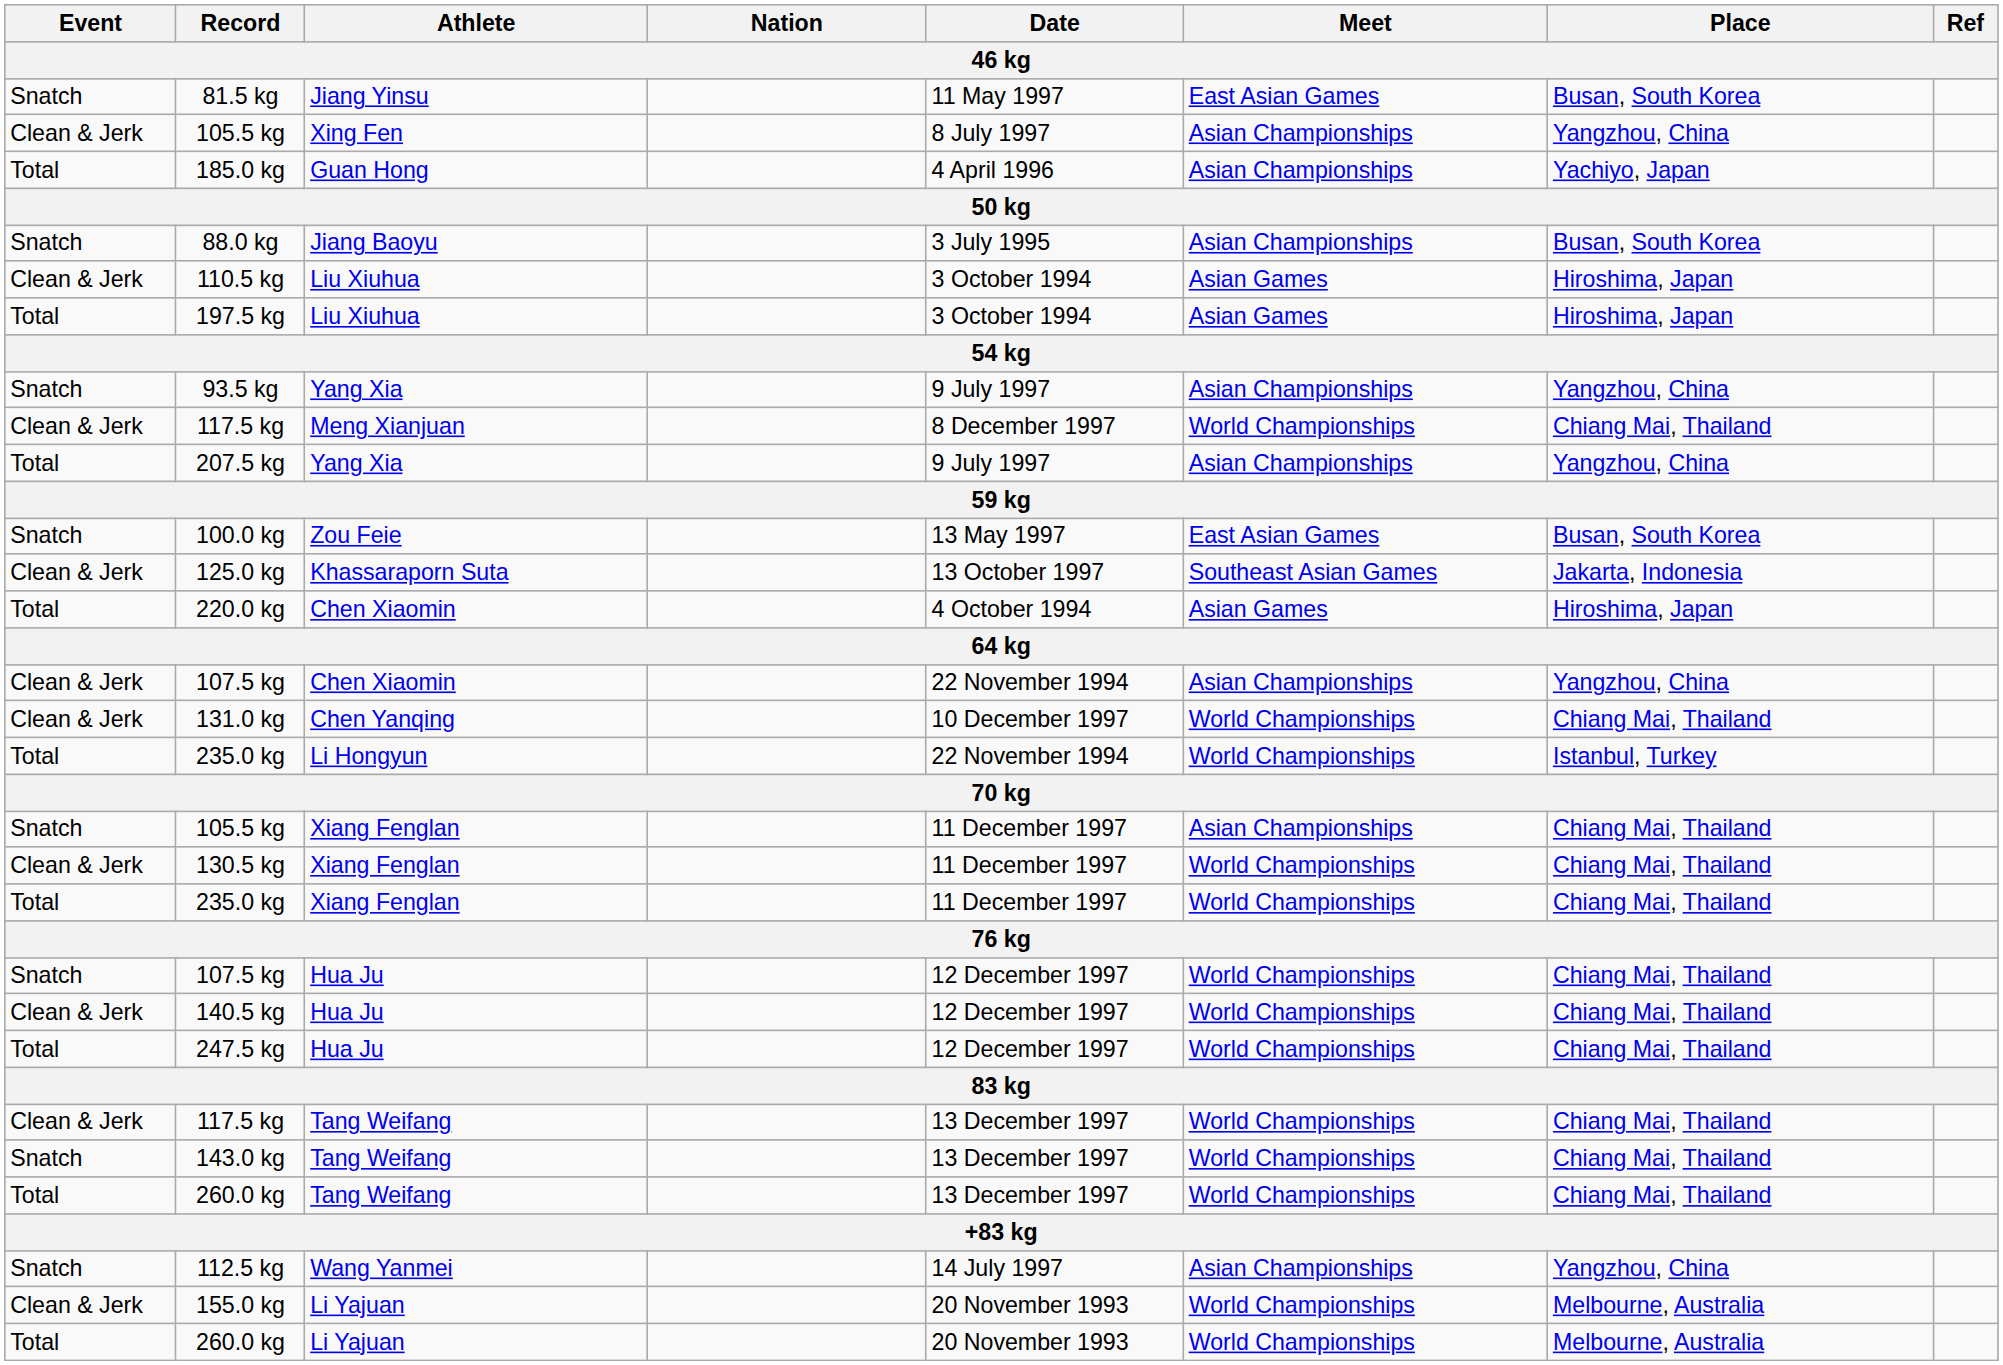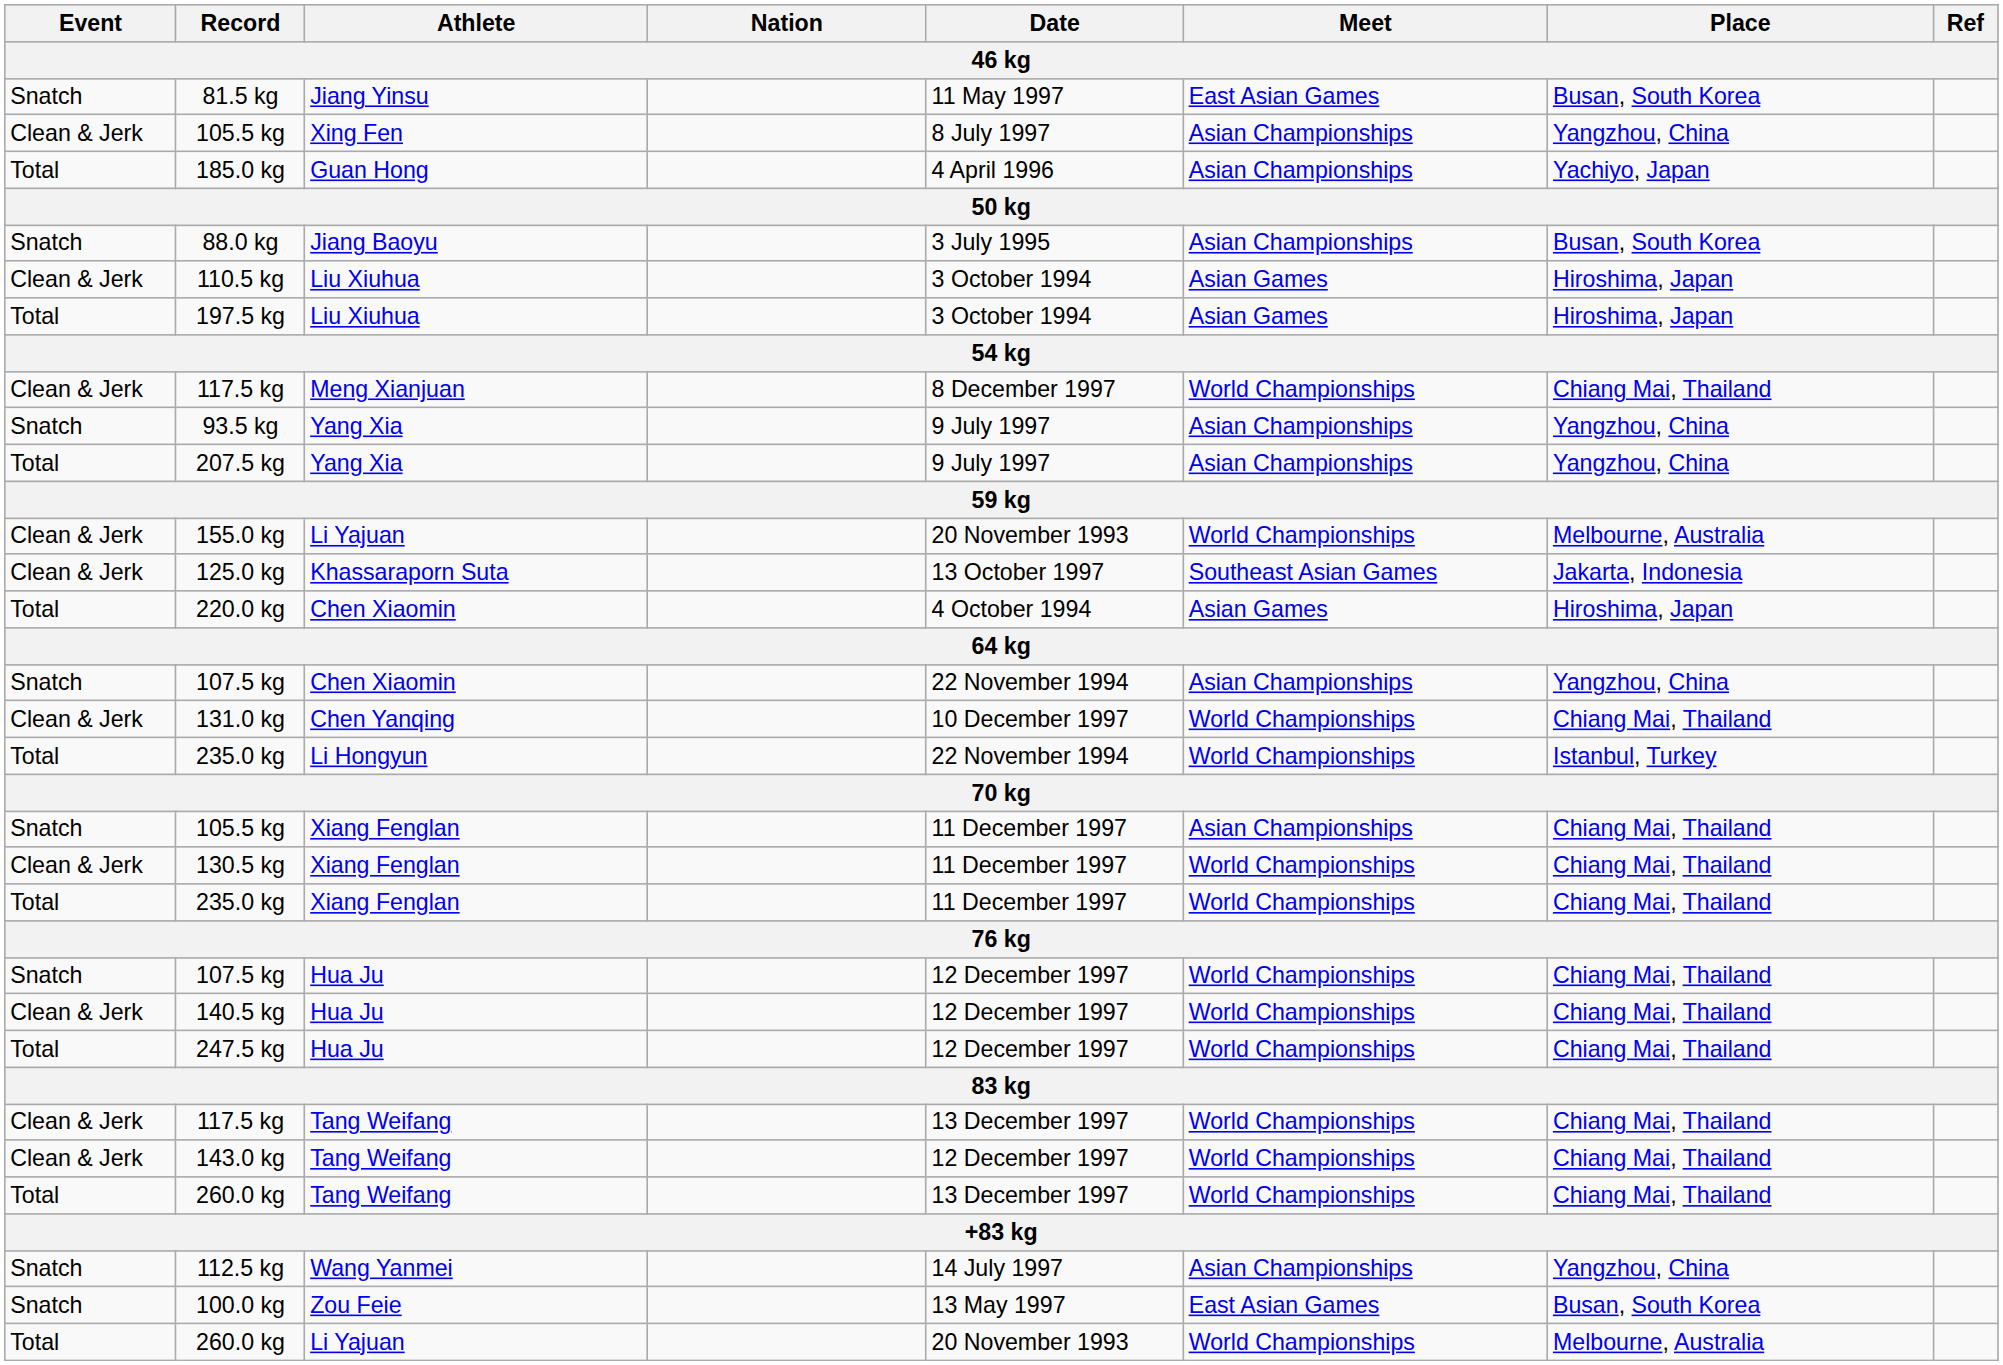rows swapped: (240, 390) <-> (240, 426)
rows swapped: (240, 536) <-> (240, 1305)
(77, 683) Clean & Jerk -> (46, 683) Snatch
(46, 1159) Snatch -> (77, 1159) Clean & Jerk
(1030, 1159) 13 December 1997 -> (1030, 1159) 12 December 1997
